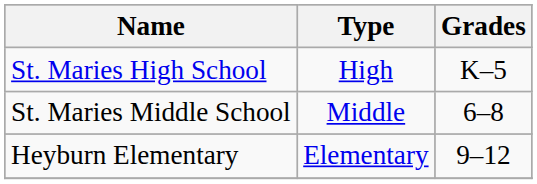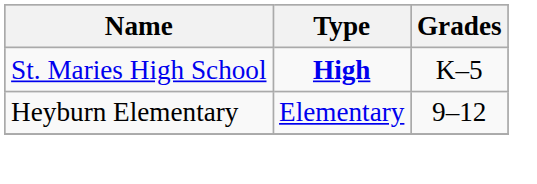(366, 69) normal -> (342, 69) bold
- row: (151, 112)
